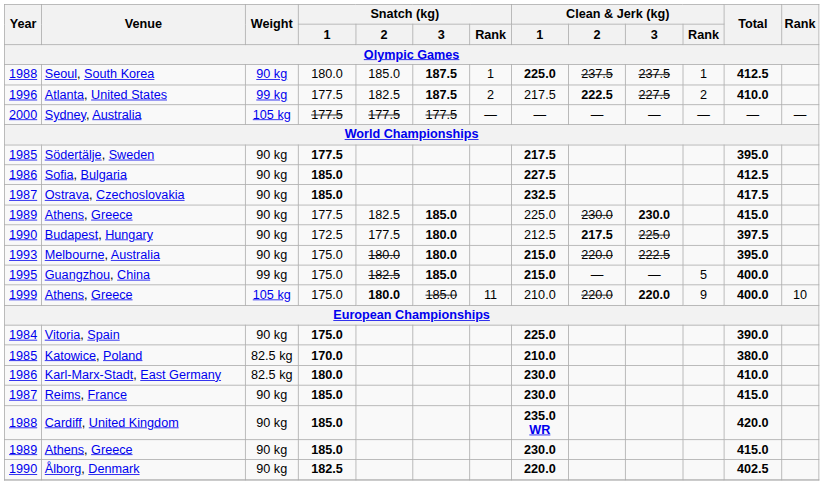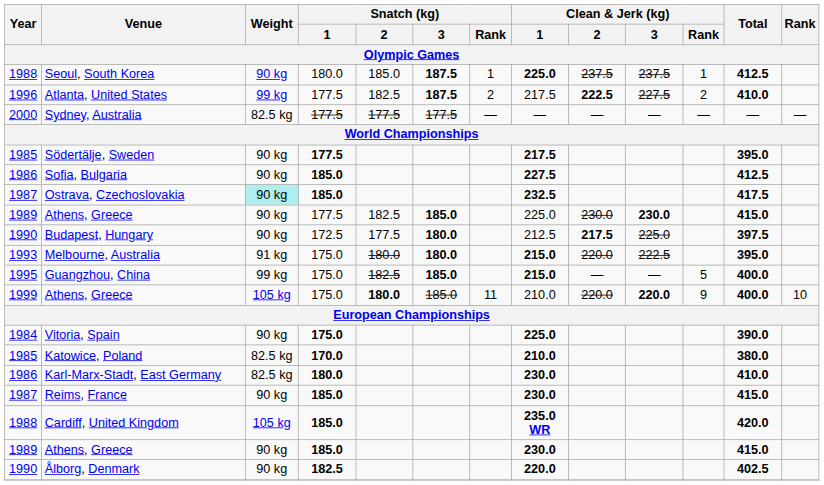(272, 114) 105 kg -> (272, 114) 82.5 kg
(272, 194) no background -> (272, 194) paleturquoise background
(272, 255) 90 kg -> (272, 255) 91 kg
(272, 422) 90 kg -> (272, 422) 105 kg
